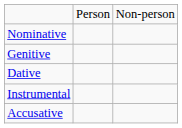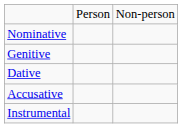rows swapped: (35, 113) <-> (39, 93)
